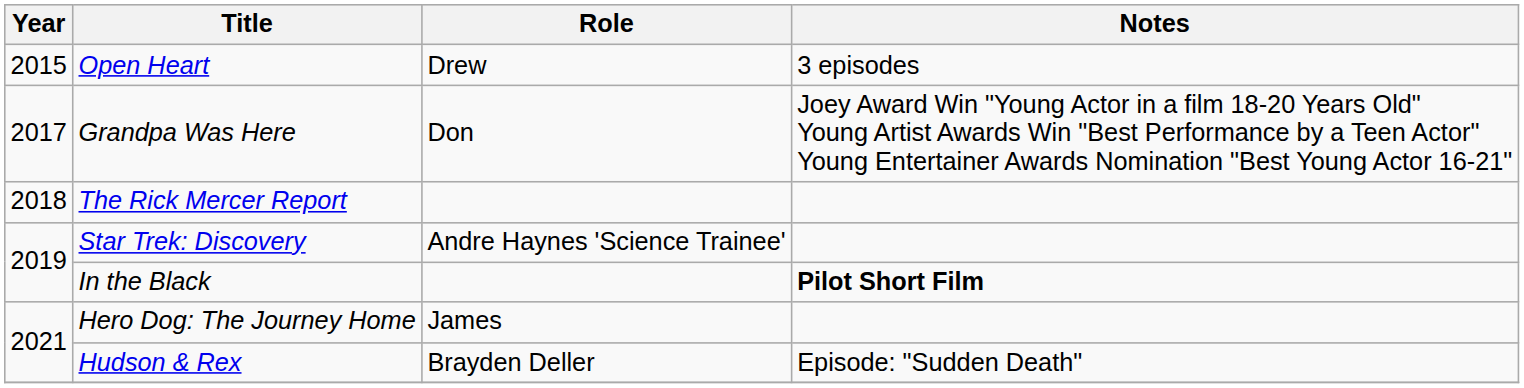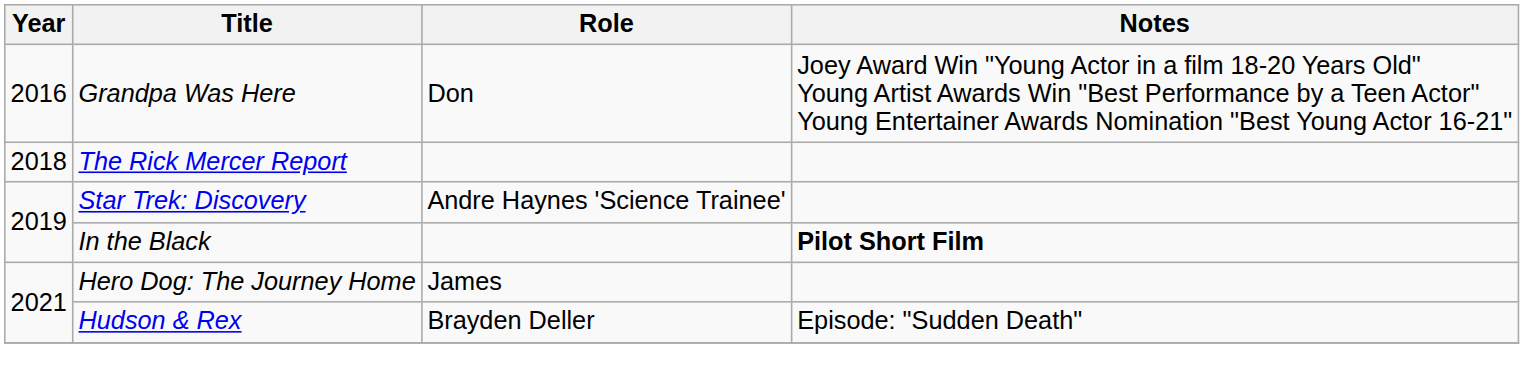- row: (144, 64)
(39, 133) 2017 -> (39, 93) 2016
